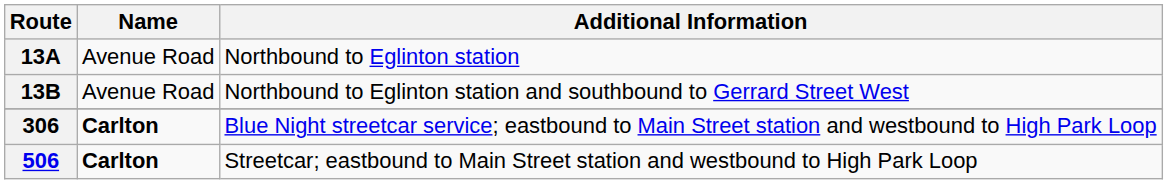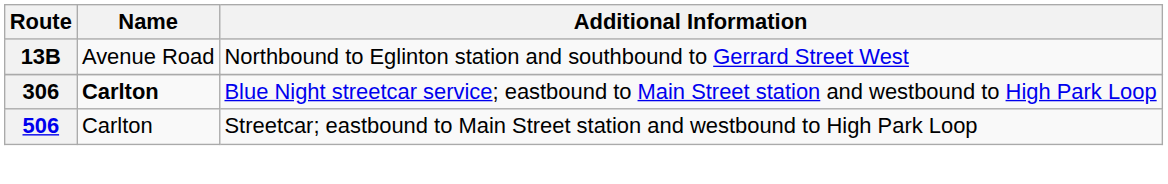- row: (41, 56)
(120, 160) bold -> (117, 126) normal
